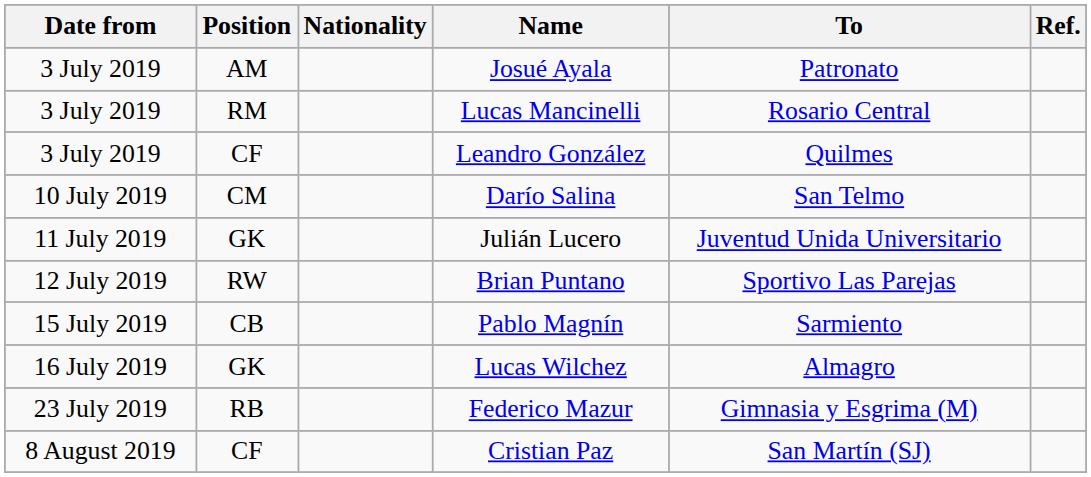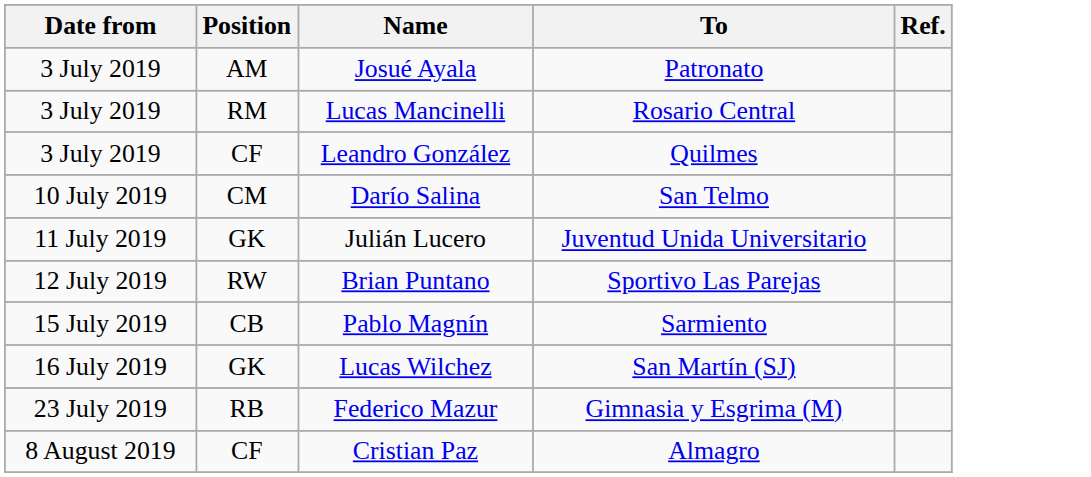- column: (365, 26)
(849, 366) Almagro -> (714, 366) San Martín (SJ)
(849, 451) San Martín (SJ) -> (714, 451) Almagro
